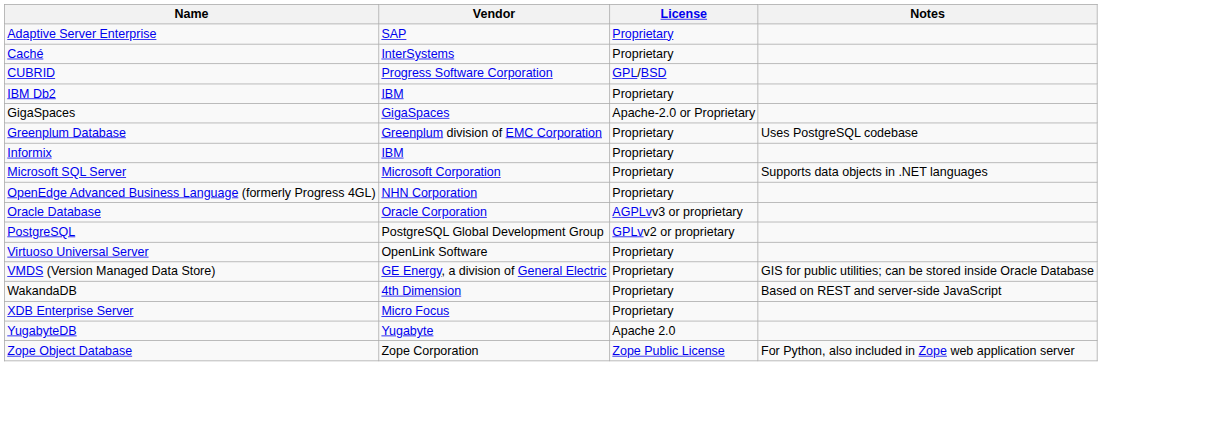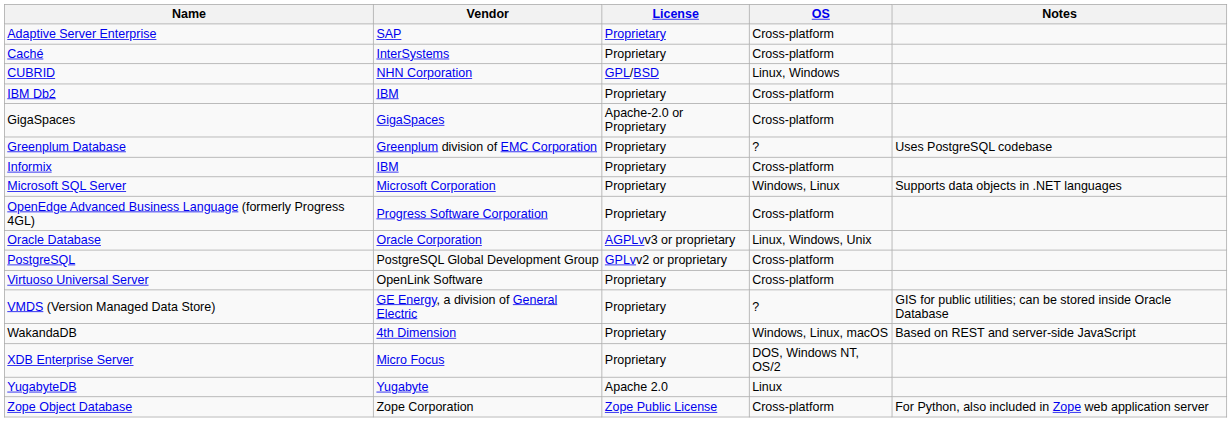+ column: (821, 14)
(467, 73) Progress Software Corporation -> (424, 73) NHN Corporation
(429, 192) NHN Corporation -> (462, 213) Progress Software Corporation
